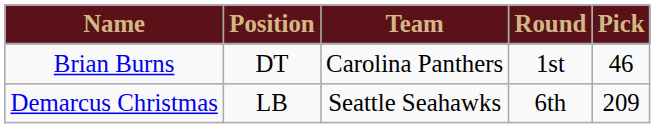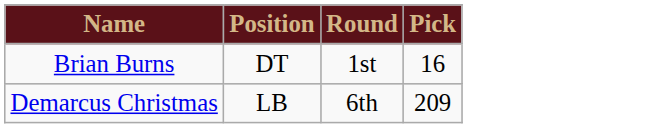- column: (415, 24)
(621, 63) 46 -> (433, 63) 16
